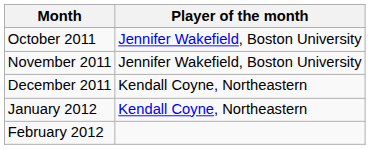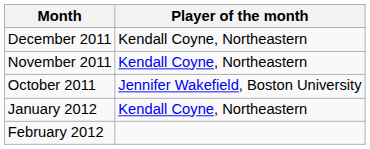rows swapped: (52, 39) <-> (60, 86)
(240, 62) Jennifer Wakefield, Boston University -> (213, 62) Kendall Coyne, Northeastern
